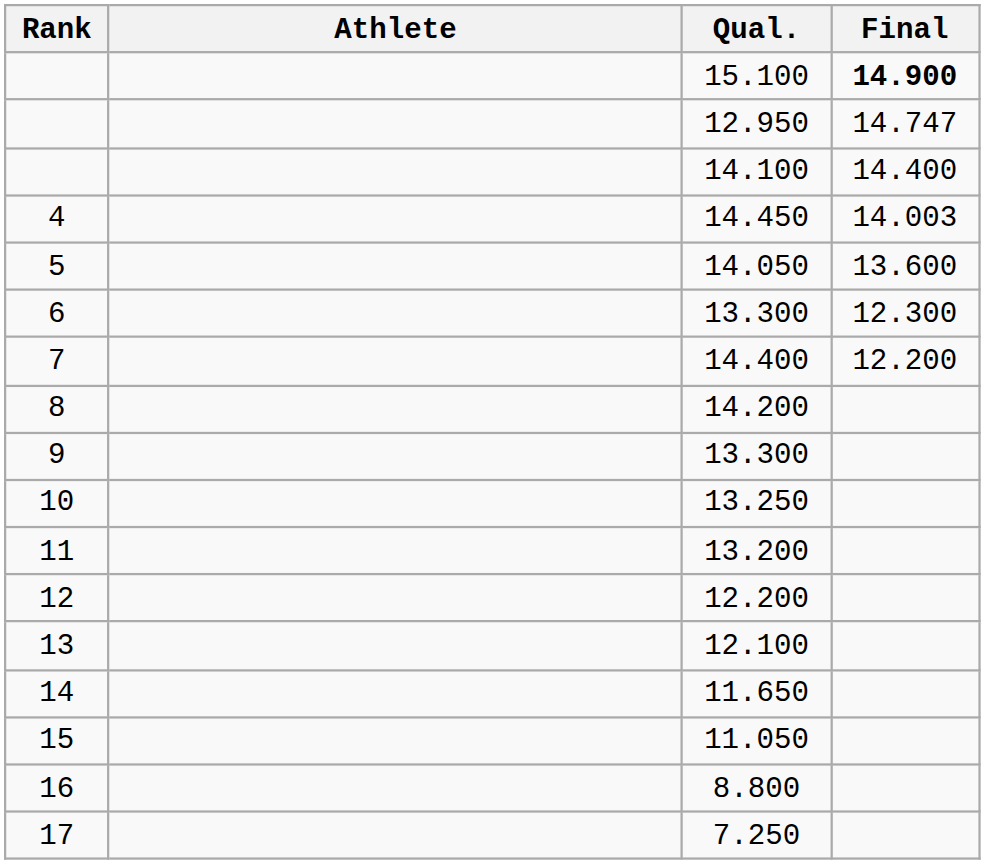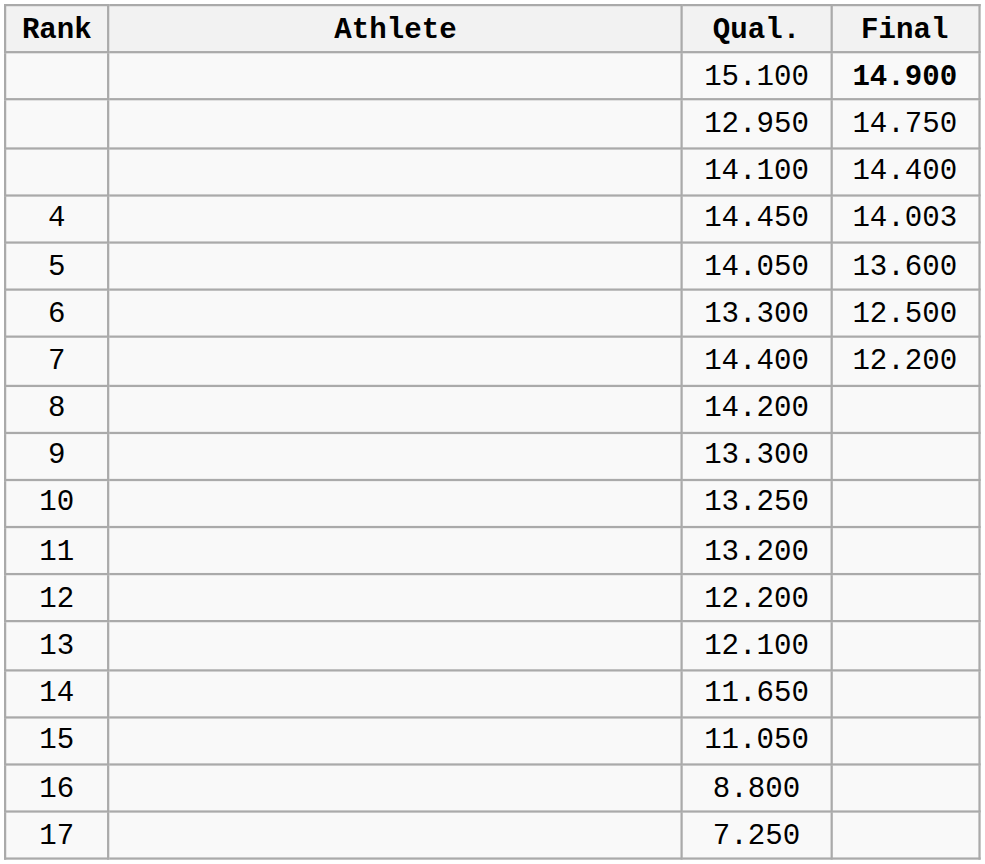(905, 124) 14.747 -> (905, 124) 14.750
(905, 314) 12.300 -> (905, 314) 12.500
